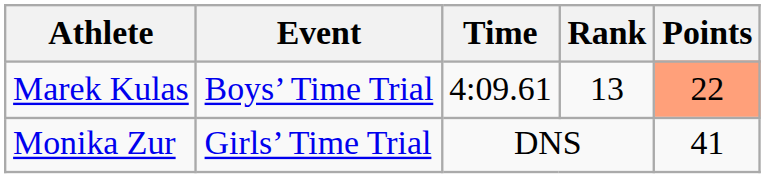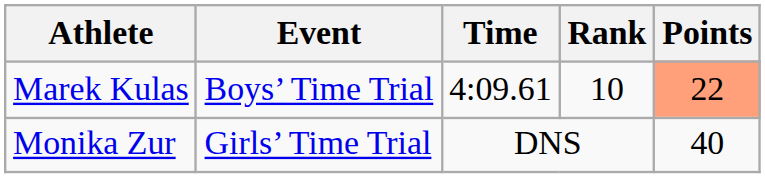(607, 88) 13 -> (607, 88) 10
(707, 144) 41 -> (707, 144) 40
